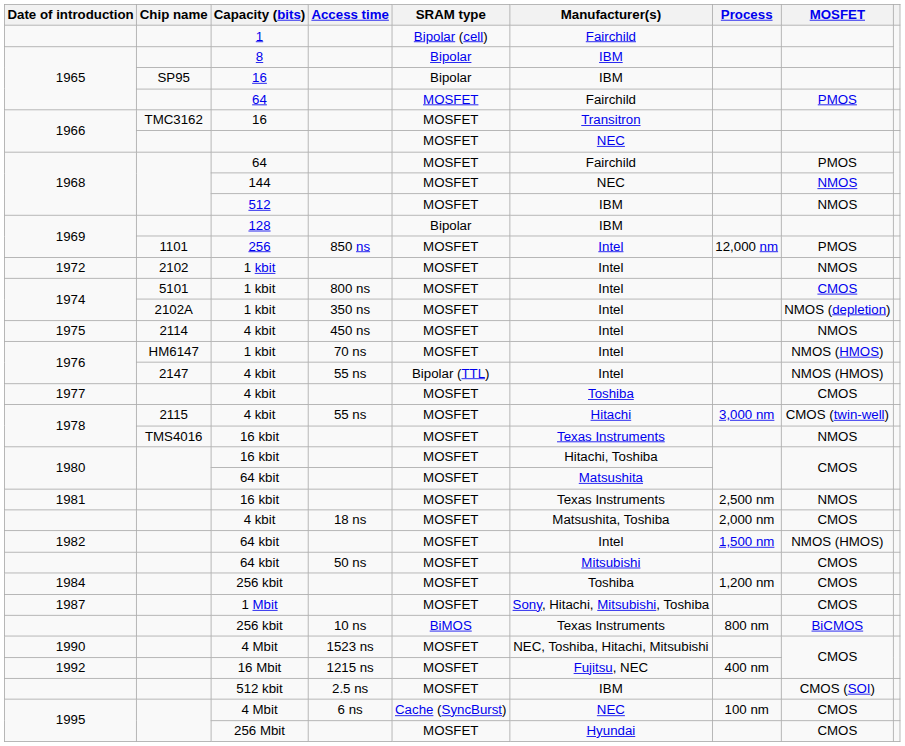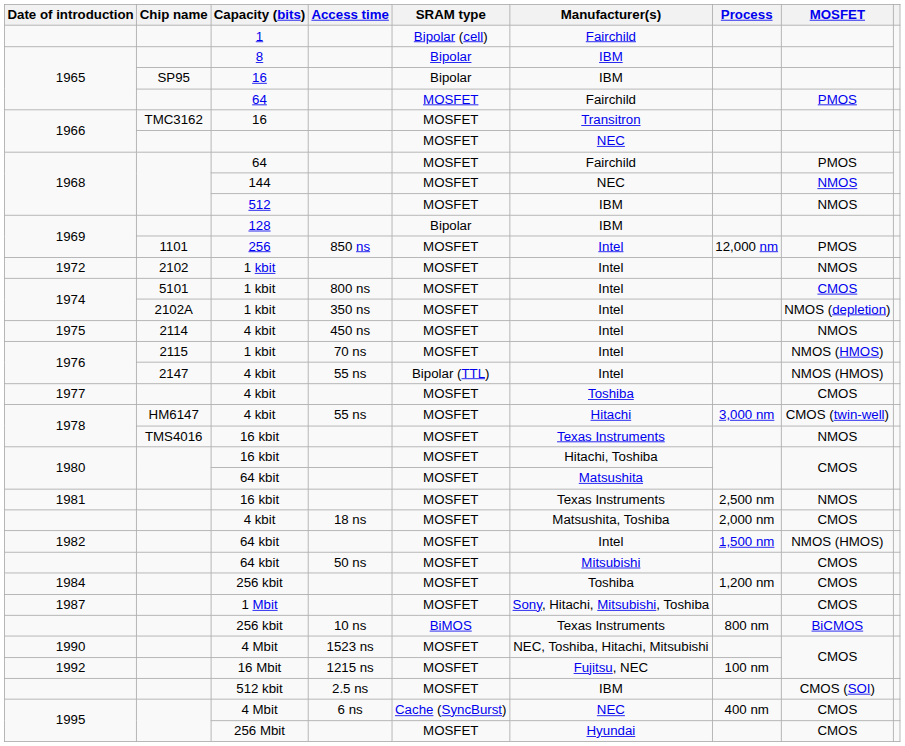(174, 352) HM6147 -> (174, 352) 2115
(174, 415) 2115 -> (174, 415) HM6147
(747, 667) 400 nm -> (747, 667) 100 nm
(747, 710) 100 nm -> (747, 710) 400 nm
